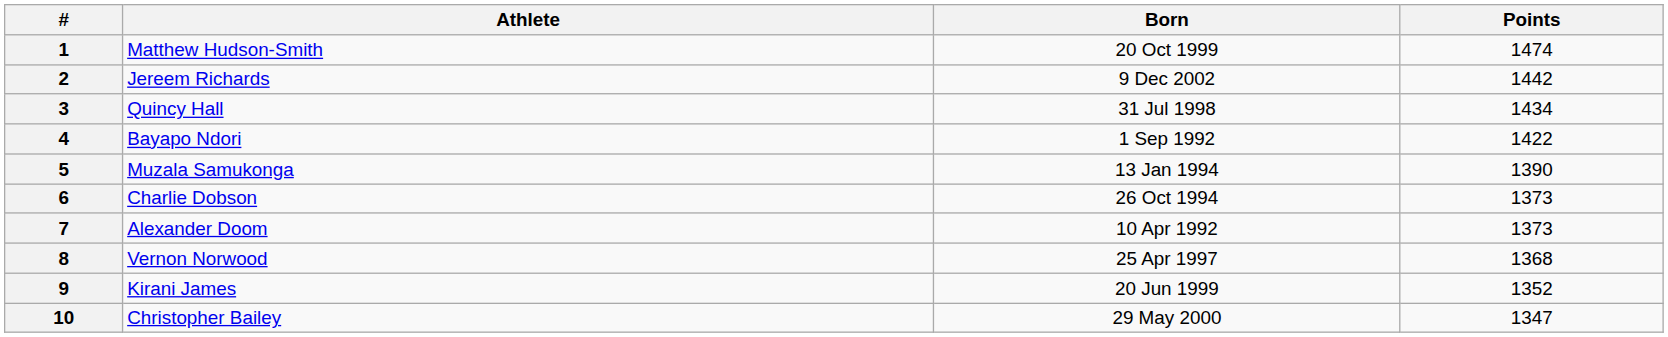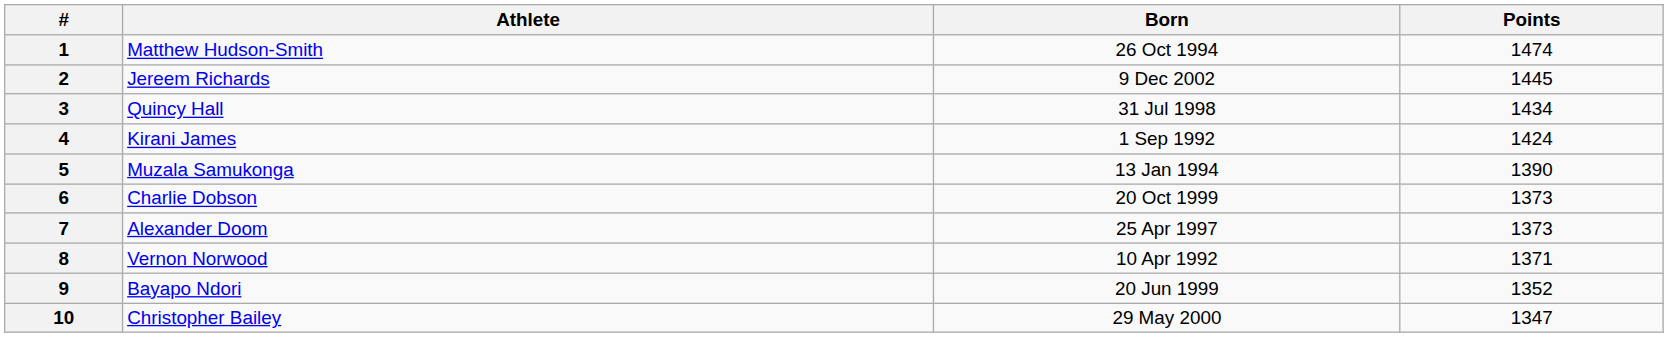(1167, 50) 20 Oct 1999 -> (1167, 50) 26 Oct 1994
(1532, 80) 1442 -> (1532, 80) 1445
(184, 139) Bayapo Ndori -> (182, 139) Kirani James
(1532, 139) 1422 -> (1532, 139) 1424
(1167, 199) 26 Oct 1994 -> (1167, 199) 20 Oct 1999
(1167, 229) 10 Apr 1992 -> (1167, 229) 25 Apr 1997
(1167, 258) 25 Apr 1997 -> (1167, 258) 10 Apr 1992
(1532, 258) 1368 -> (1532, 258) 1371
(182, 288) Kirani James -> (184, 288) Bayapo Ndori
